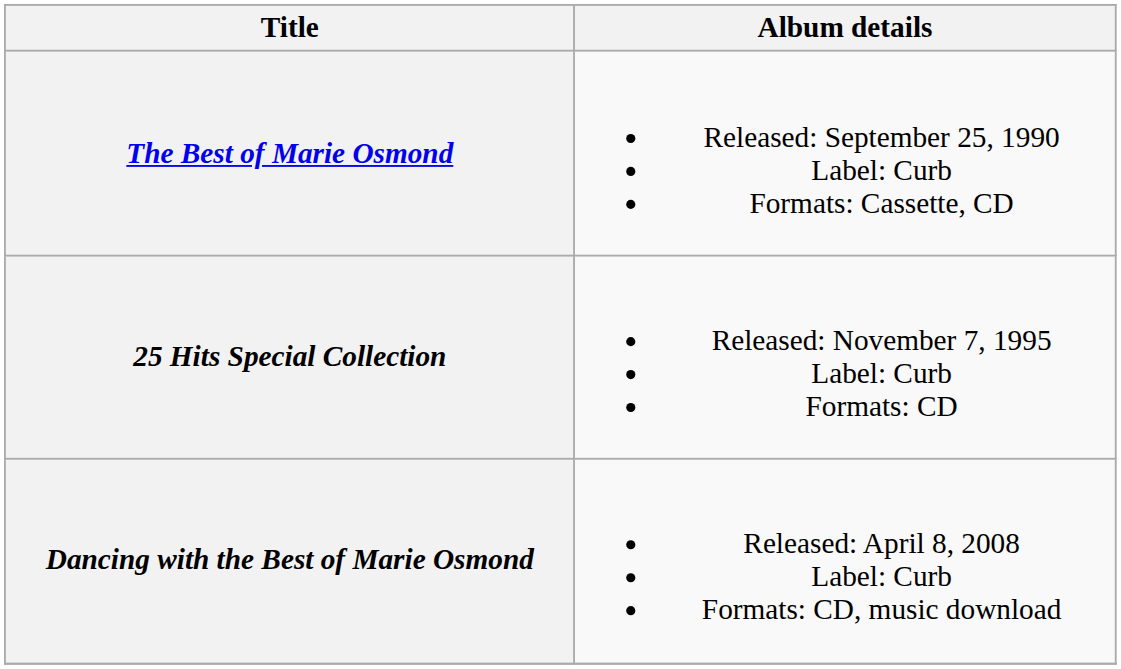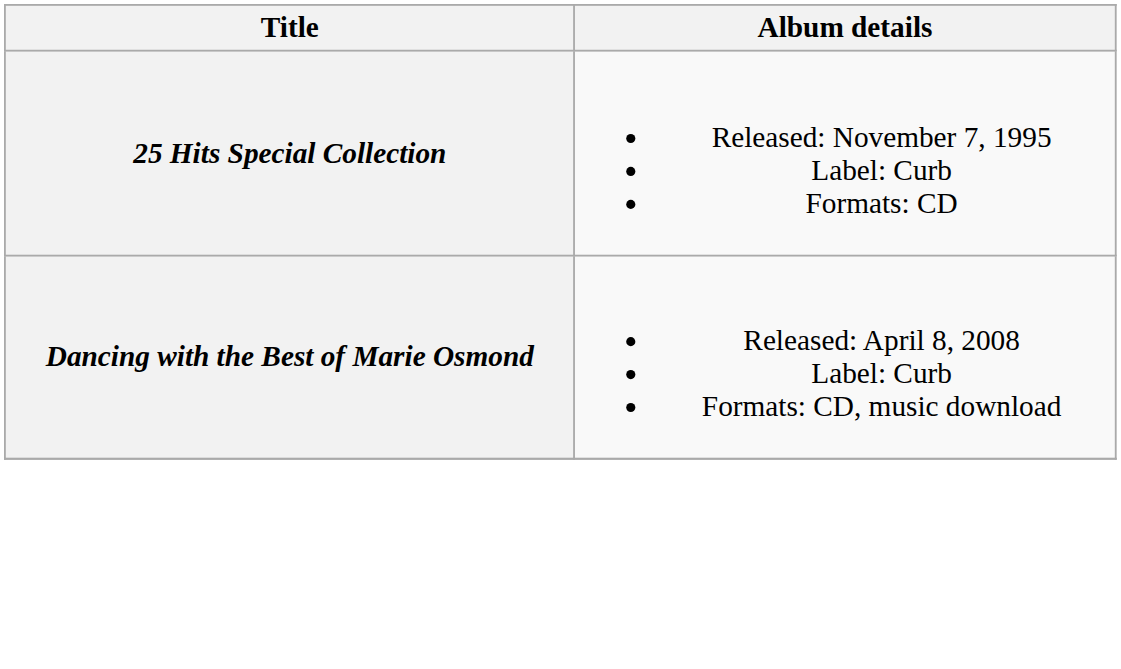- row: (290, 152)
